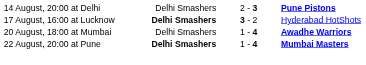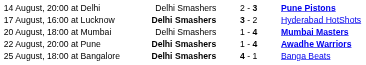(316, 32) Awadhe Warriors -> (315, 32) Mumbai Masters
(315, 44) Mumbai Masters -> (316, 44) Awadhe Warriors
+ row: (62, 56)
